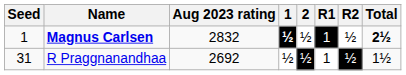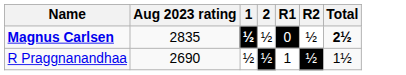- column: (24, 15)
(224, 37) 2832 -> (185, 37) 2835
(327, 37) 1 -> (287, 37) 0
(224, 59) 2692 -> (185, 59) 2690
